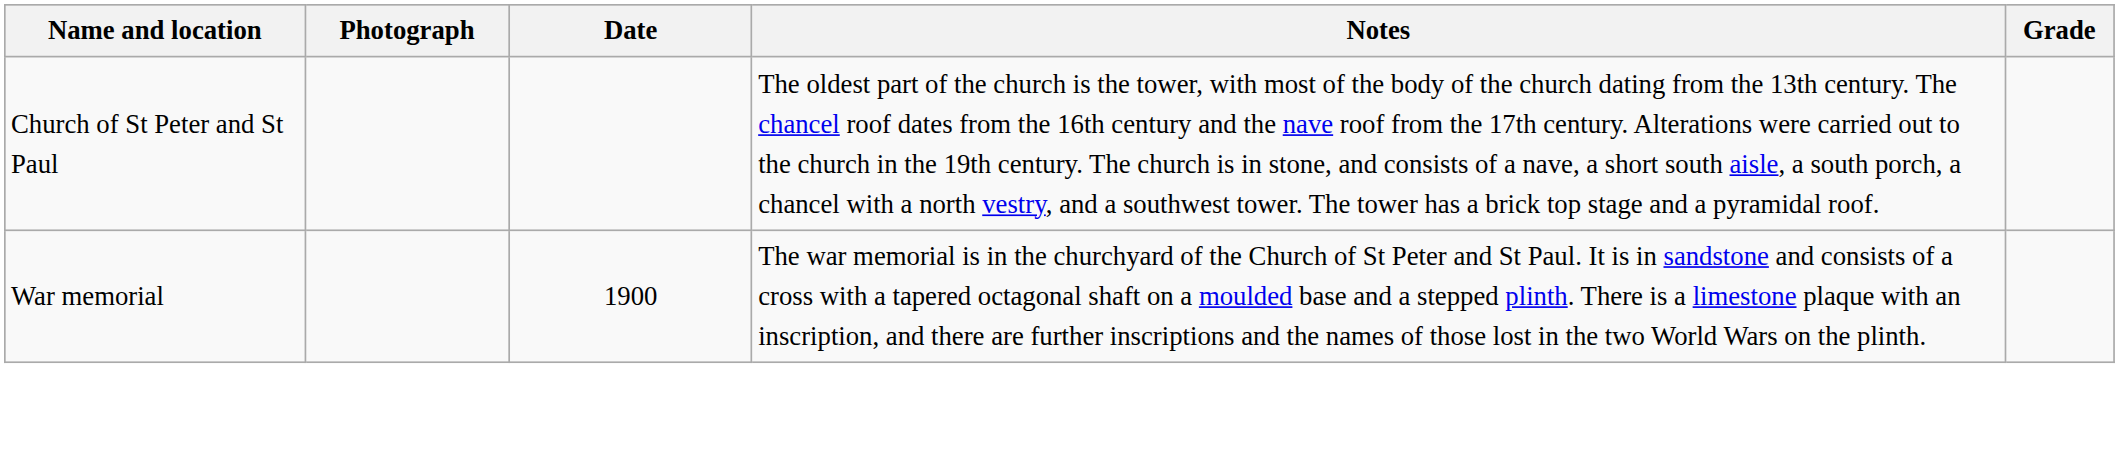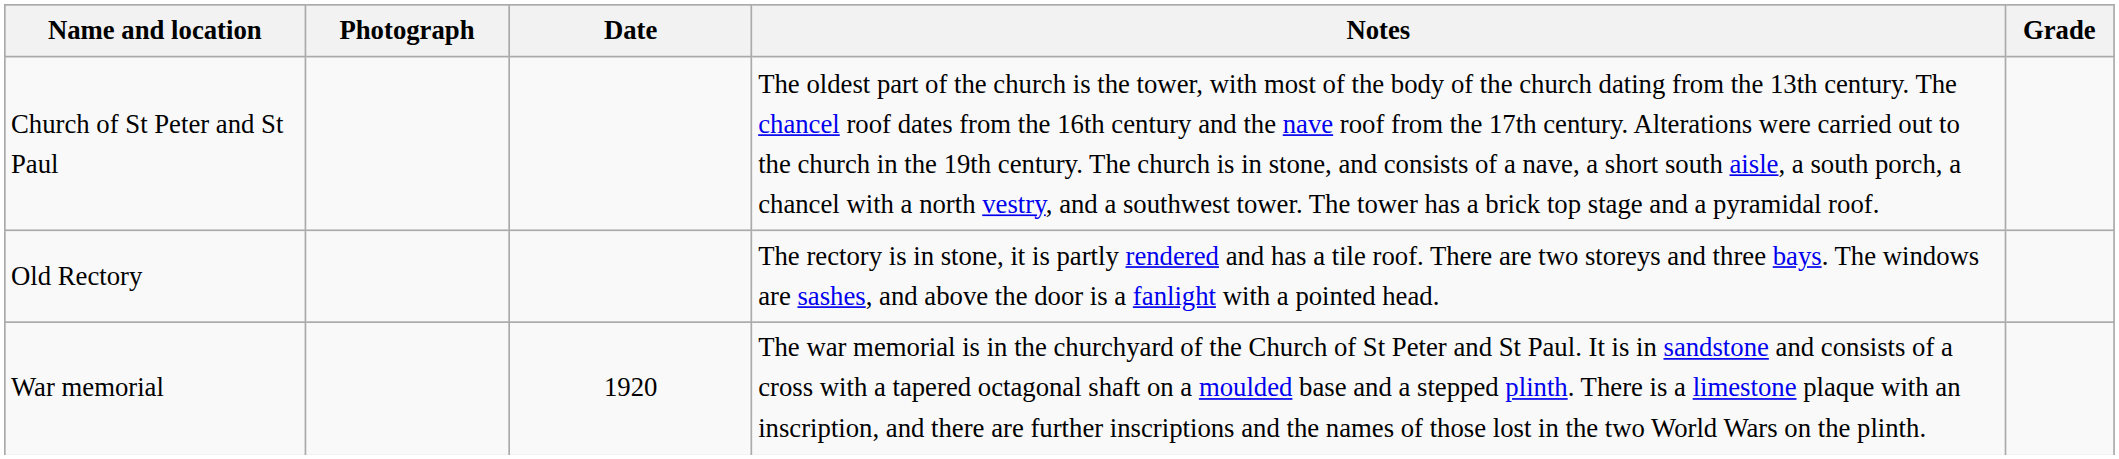+ row: (77, 275)
(631, 295) 1900 -> (631, 388) 1920
